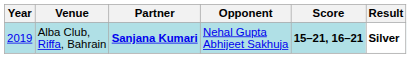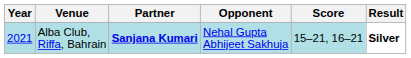(20, 38) 2019 -> (20, 38) 2021
(328, 38) bold -> (328, 38) normal
